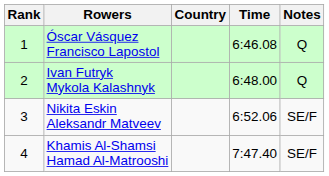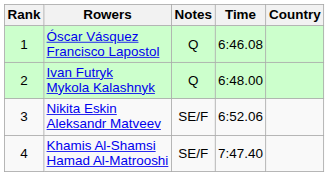columns swapped: (200, 15) <-> (302, 15)
